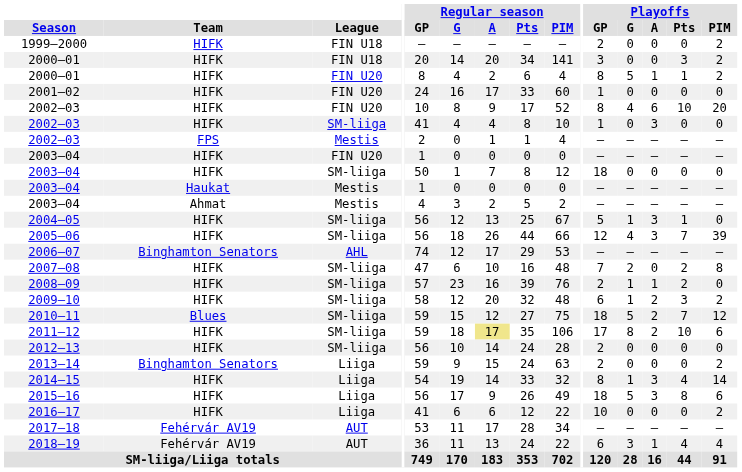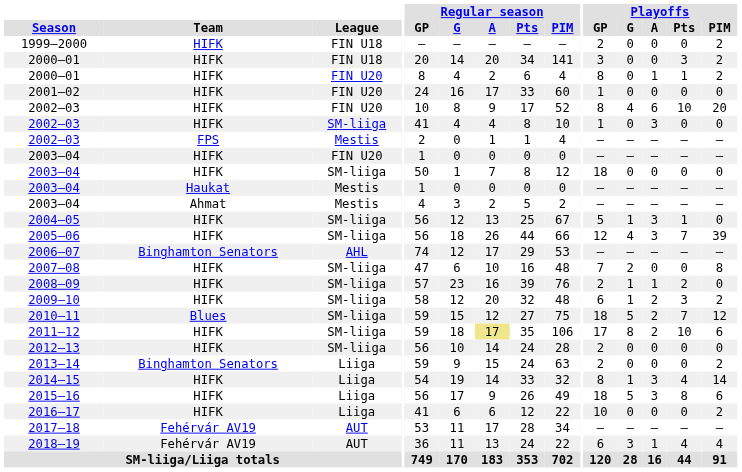(630, 76) 5 -> (630, 76) 0
(684, 268) 2 -> (684, 268) 0
